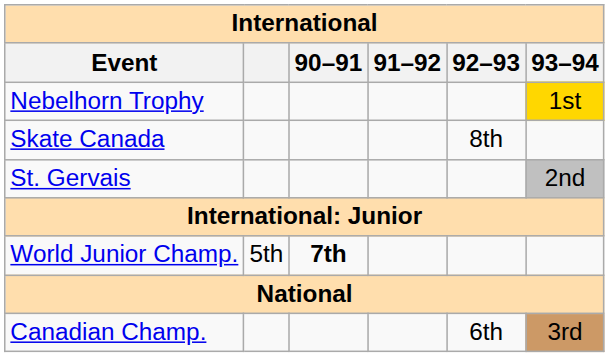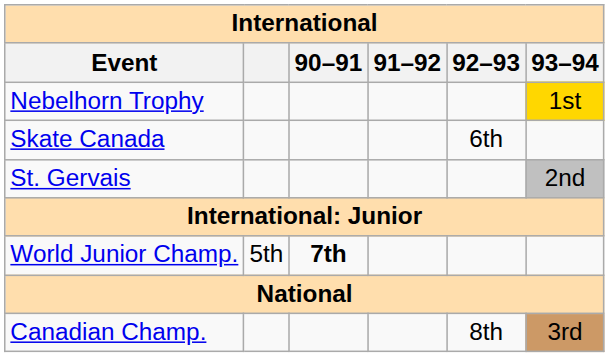(486, 139) 8th -> (486, 139) 6th
(486, 332) 6th -> (486, 332) 8th
